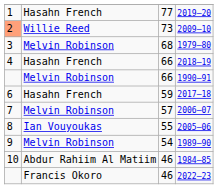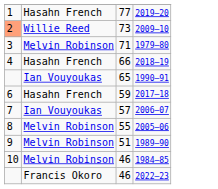(167, 45) 68 -> (125, 45) 71
(69, 78) Melvin Robinson -> (63, 78) Ian Vouyoukas
(167, 78) 66 -> (125, 78) 65
(69, 110) Melvin Robinson -> (63, 110) Ian Vouyoukas
(63, 127) Ian Vouyoukas -> (69, 127) Melvin Robinson
(167, 143) 54 -> (125, 143) 51
(90, 159) Abdur Rahiim Al Matiim -> (69, 159) Melvin Robinson
